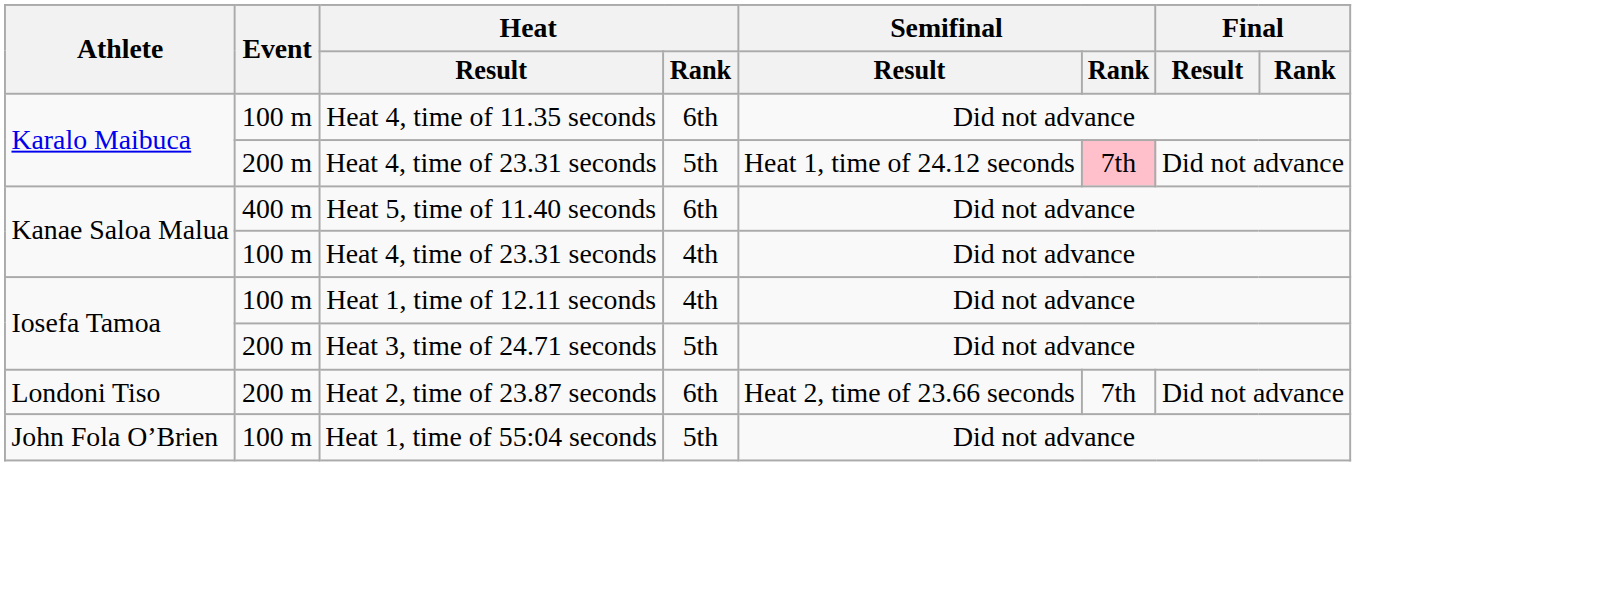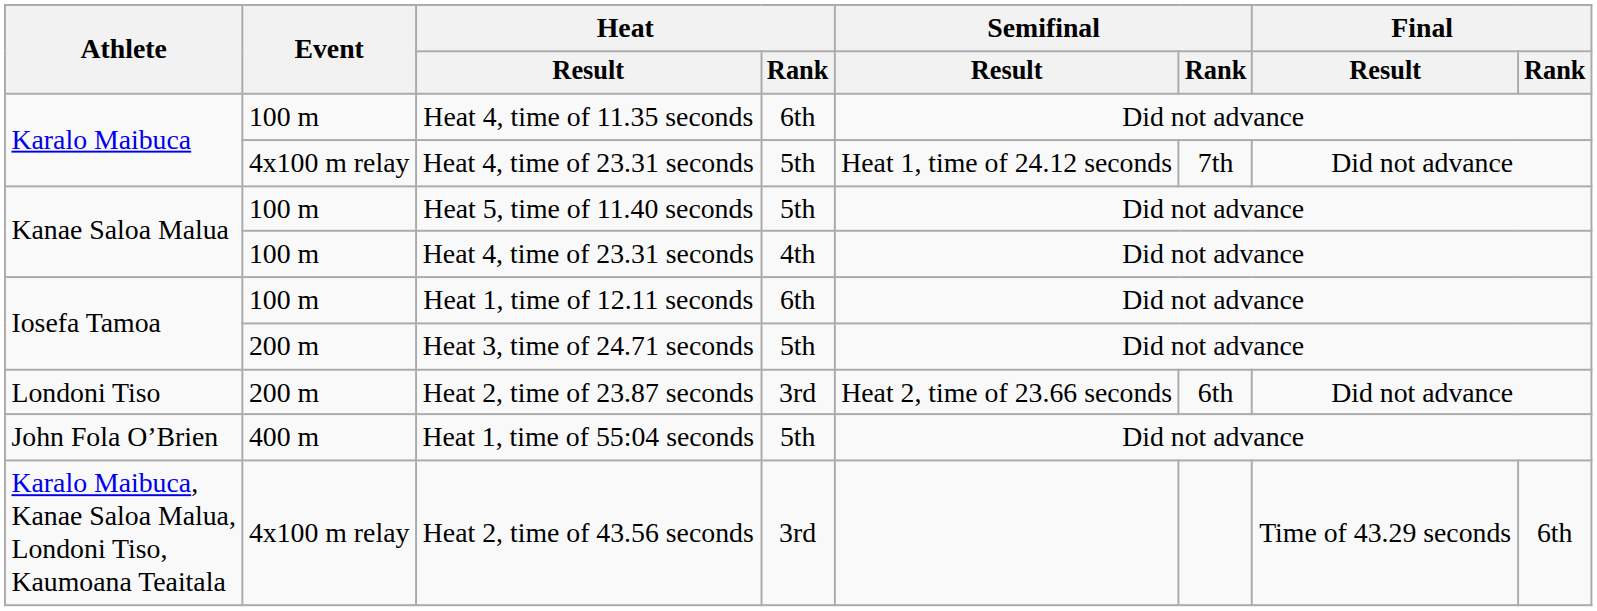(277, 162) 200 m -> (329, 162) 4x100 m relay
(1118, 162) pink background -> (1216, 162) no background
(277, 208) 400 m -> (284, 208) 100 m
(700, 208) 6th -> (798, 208) 5th
(700, 300) 4th -> (798, 300) 6th
(700, 392) 6th -> (798, 392) 3rd
(1118, 392) 7th -> (1216, 392) 6th
(277, 437) 100 m -> (284, 437) 400 m
+ row: (124, 532)
